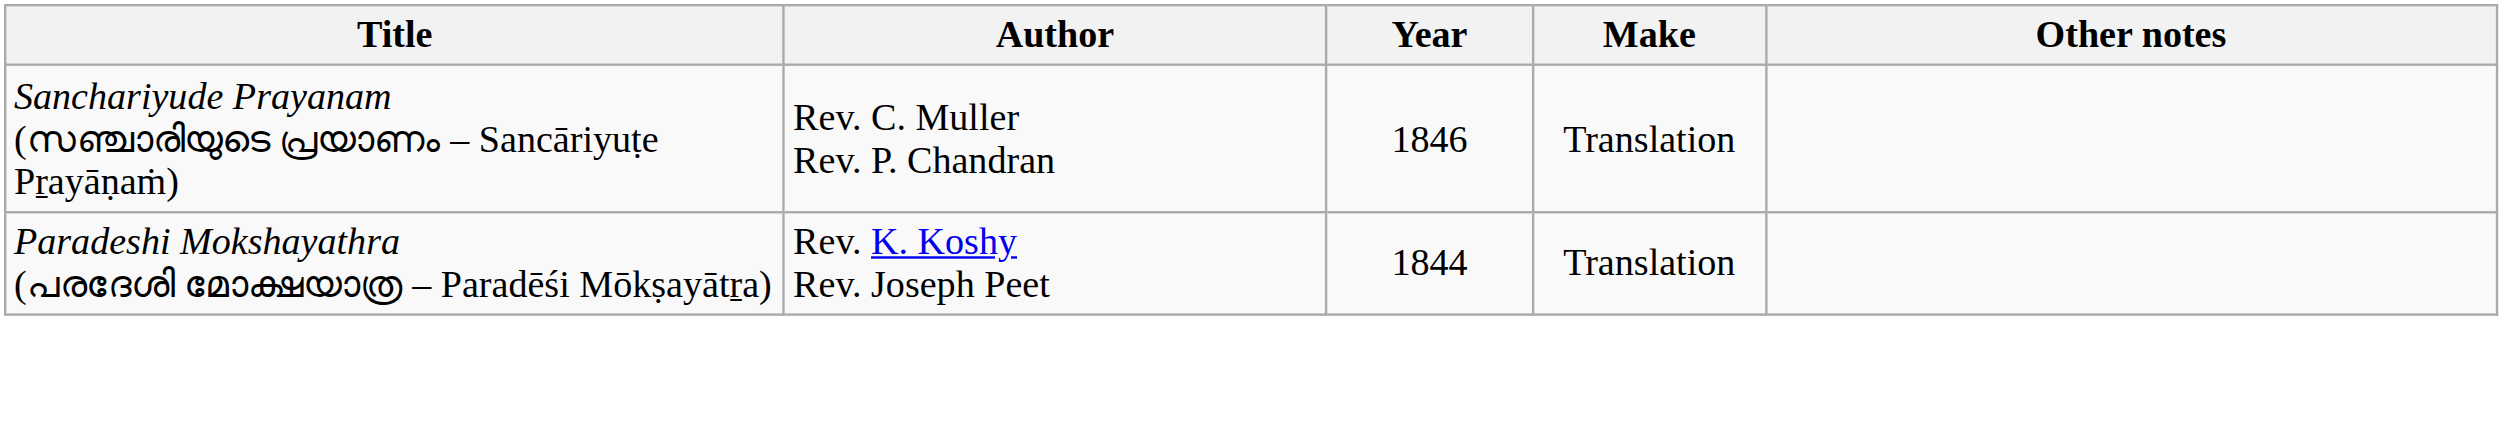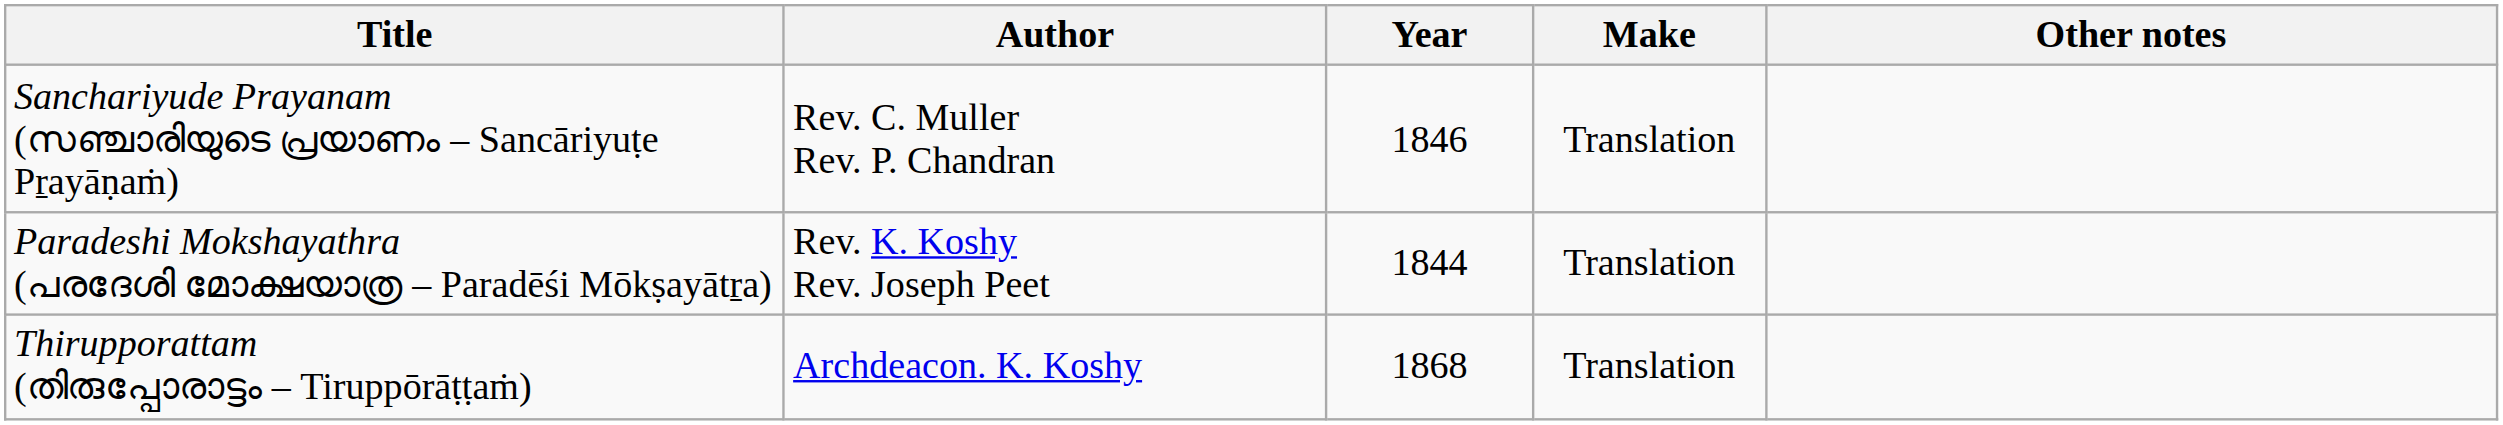+ row: (273, 365)
